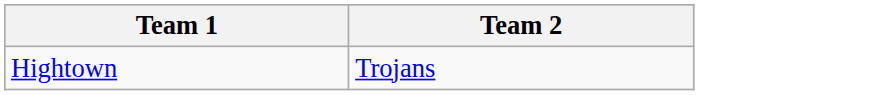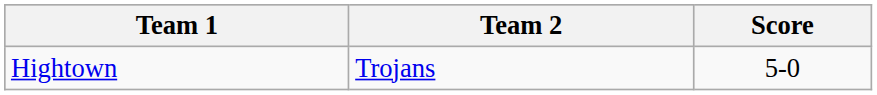+ column: (782, 25)
